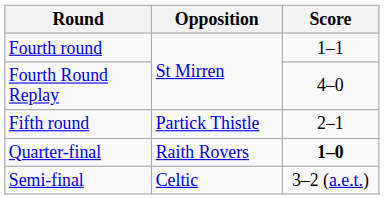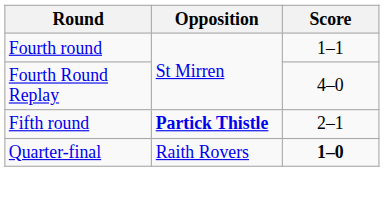(208, 123) normal -> (212, 123) bold
- row: (46, 180)
